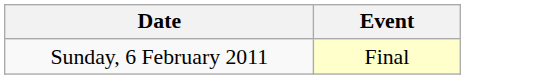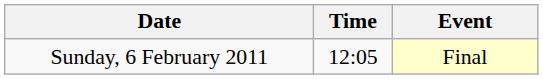+ column: (353, 21)
